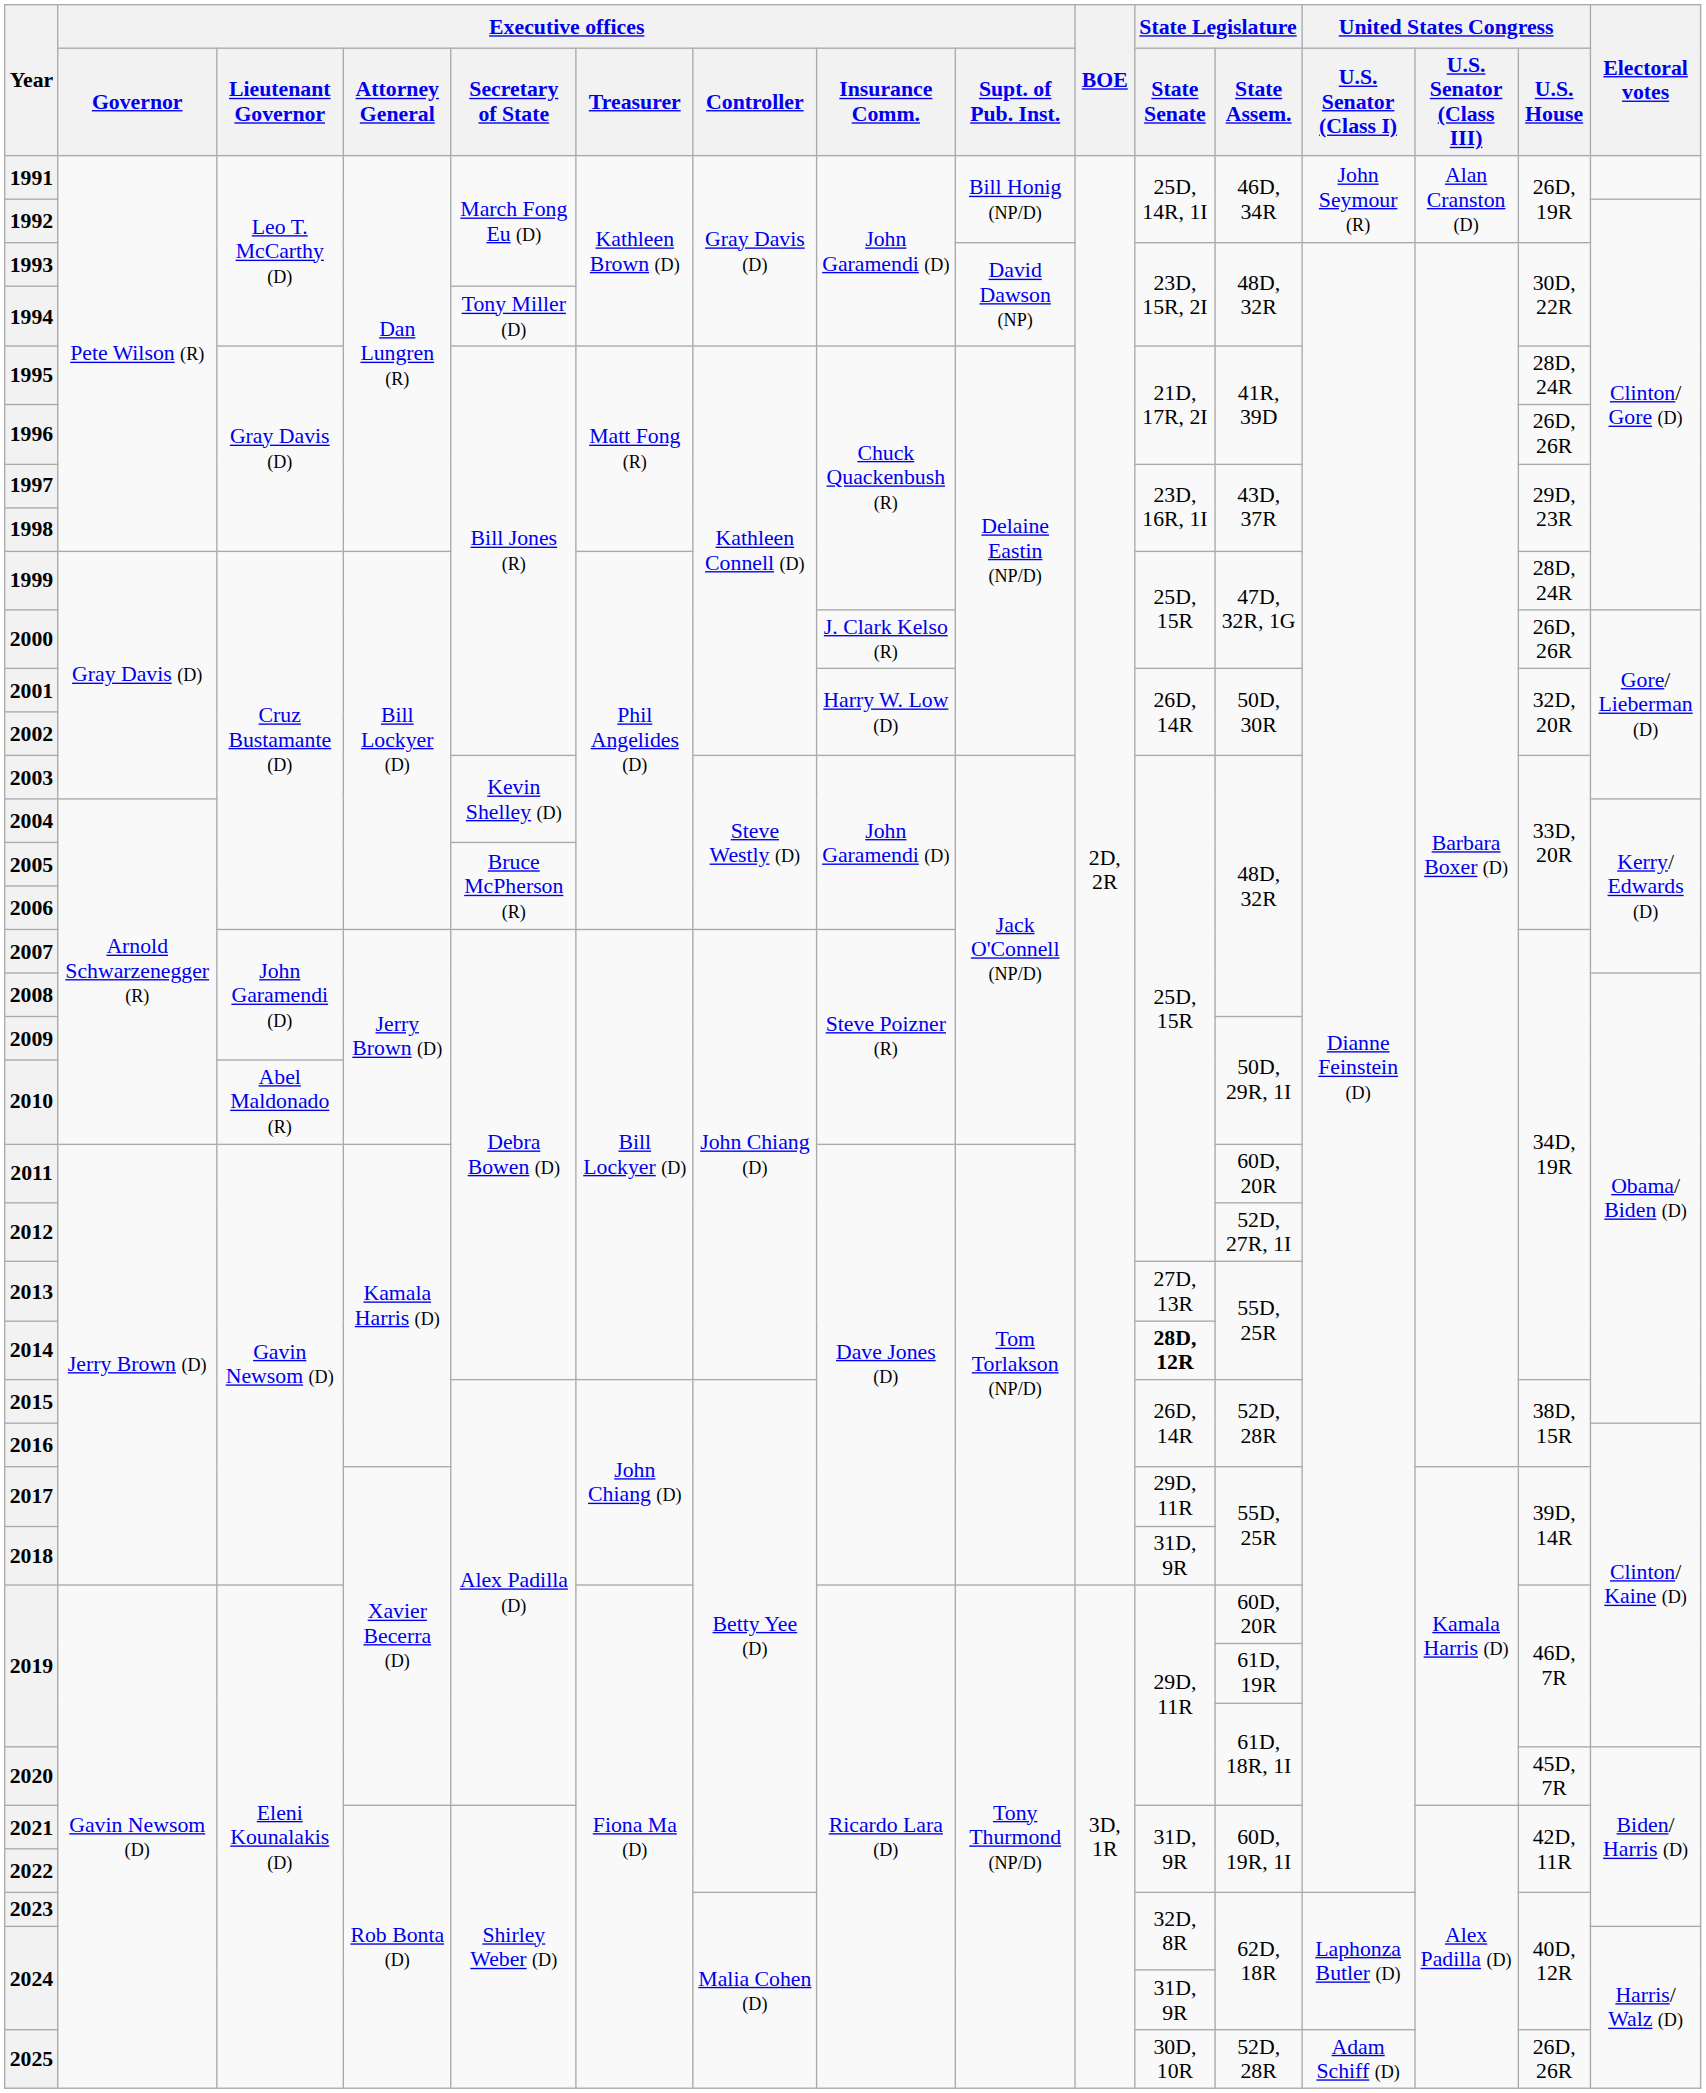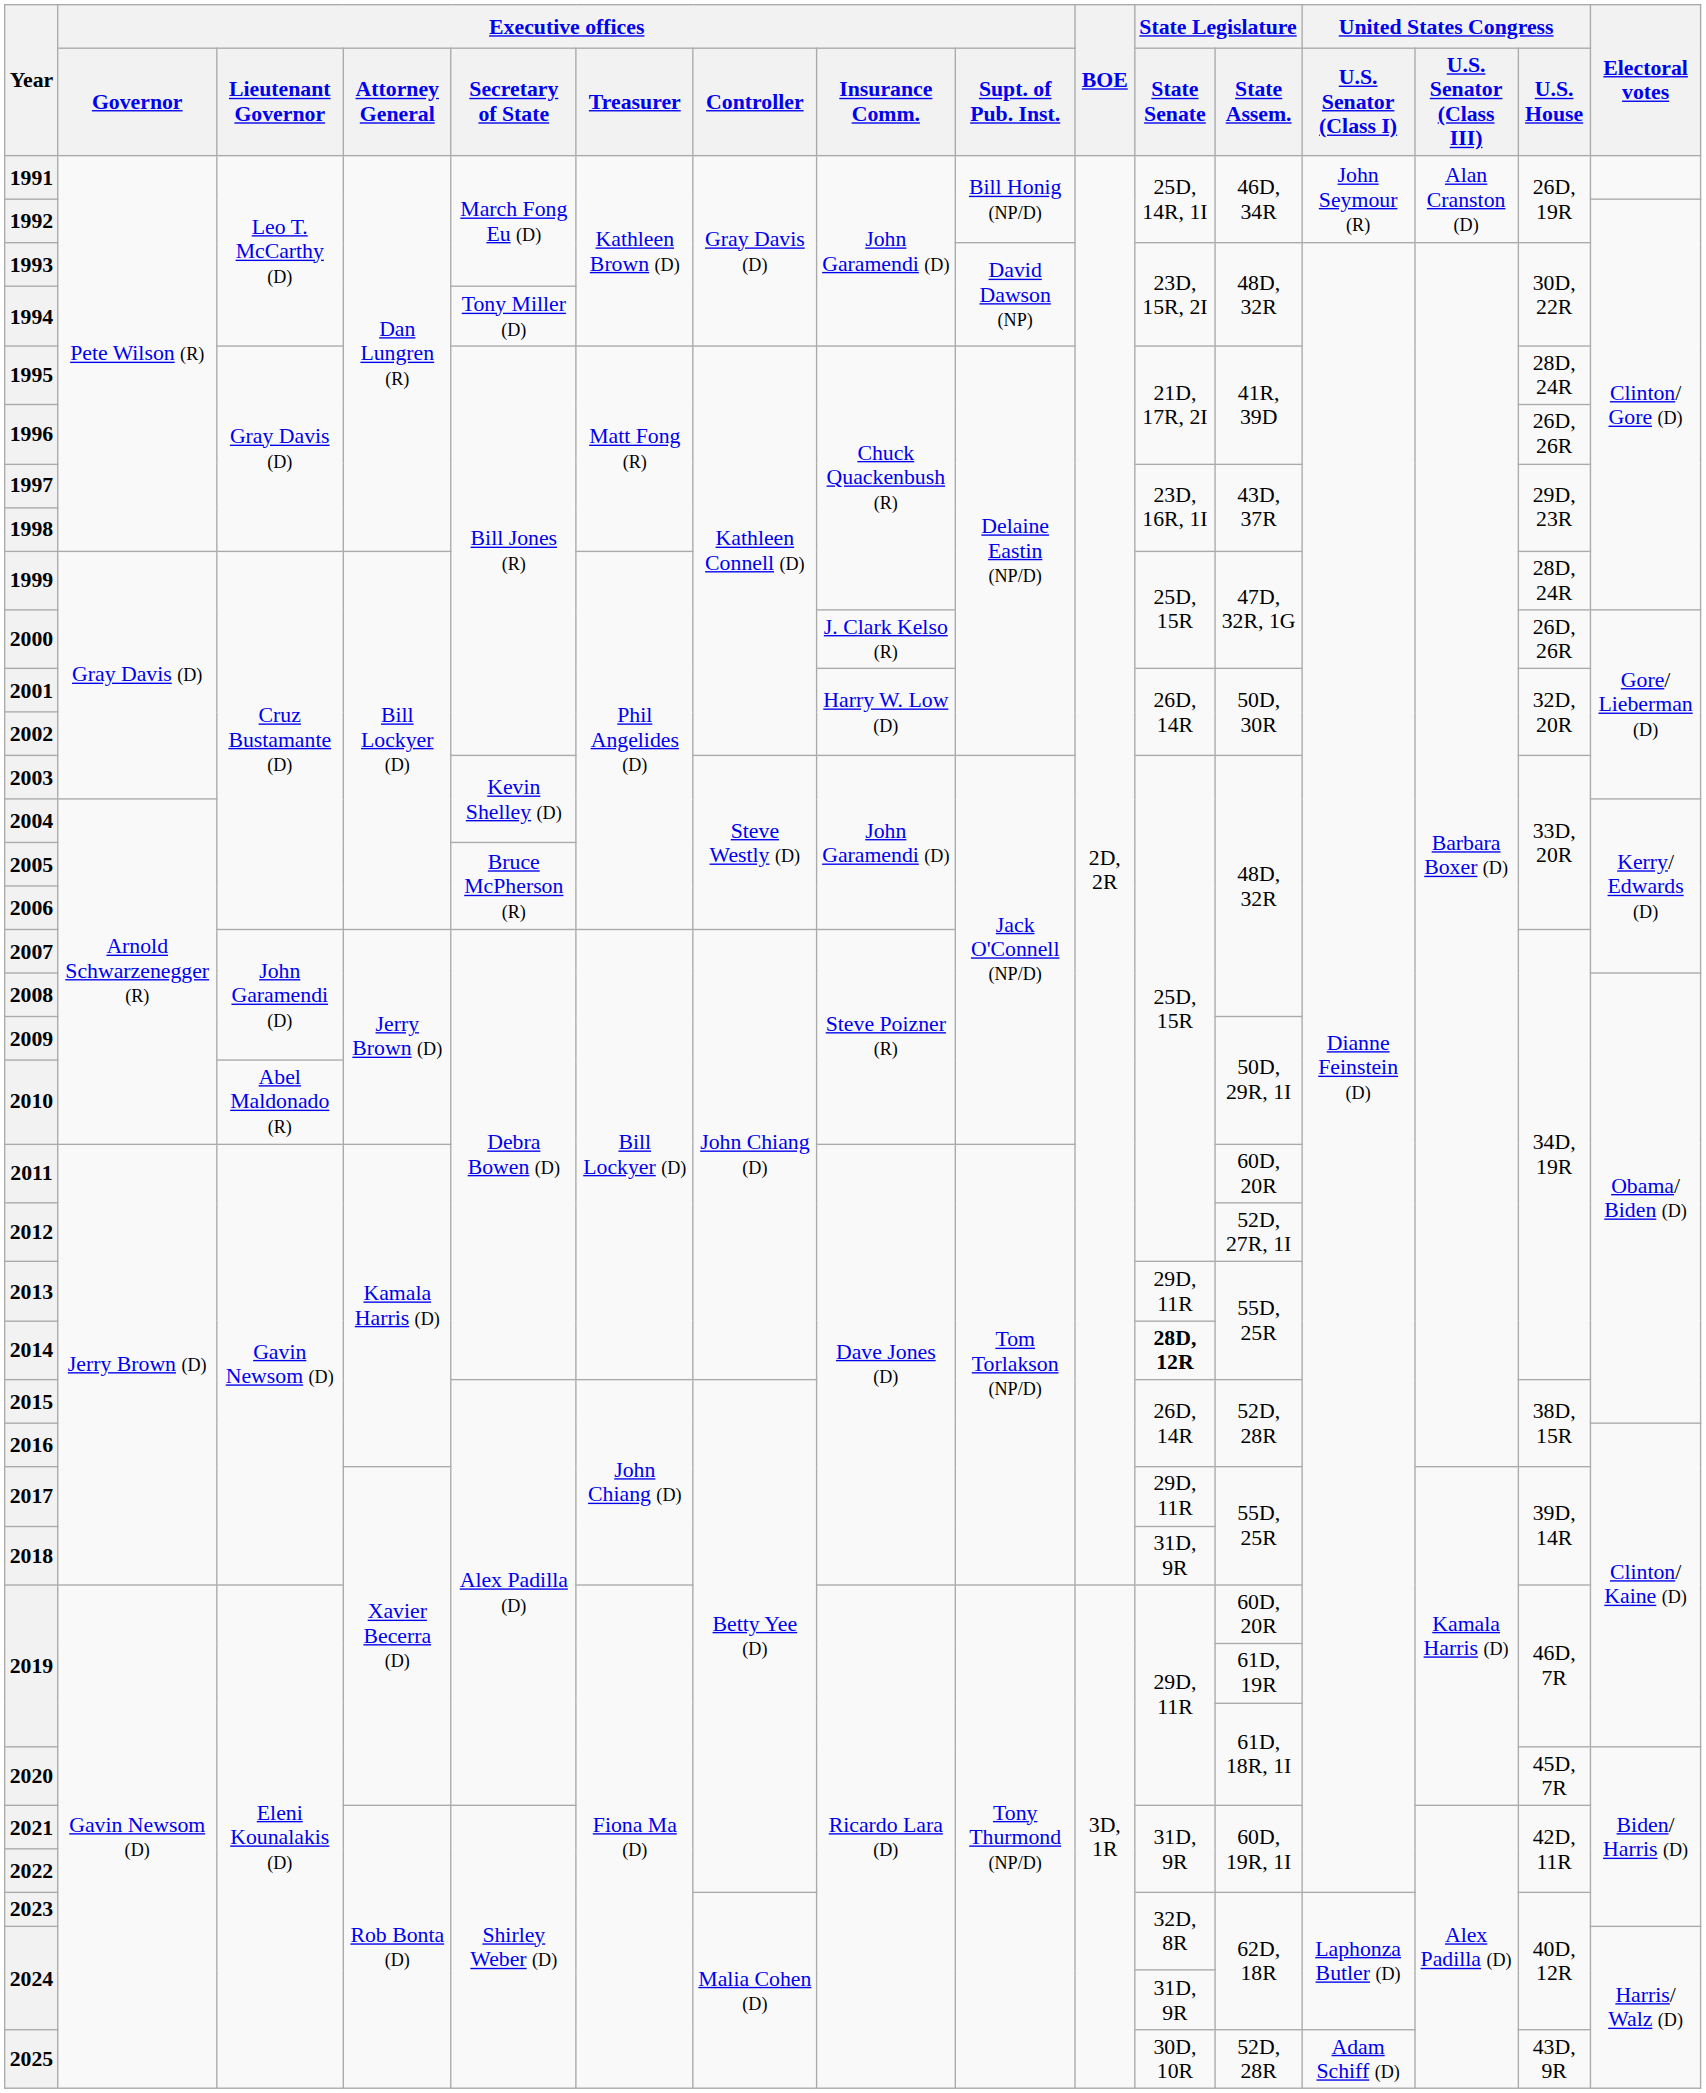(1175, 1291) 27D, 13R -> (1175, 1291) 29D, 11R
(1554, 2058) 26D, 26R -> (1554, 2058) 43D, 9R
